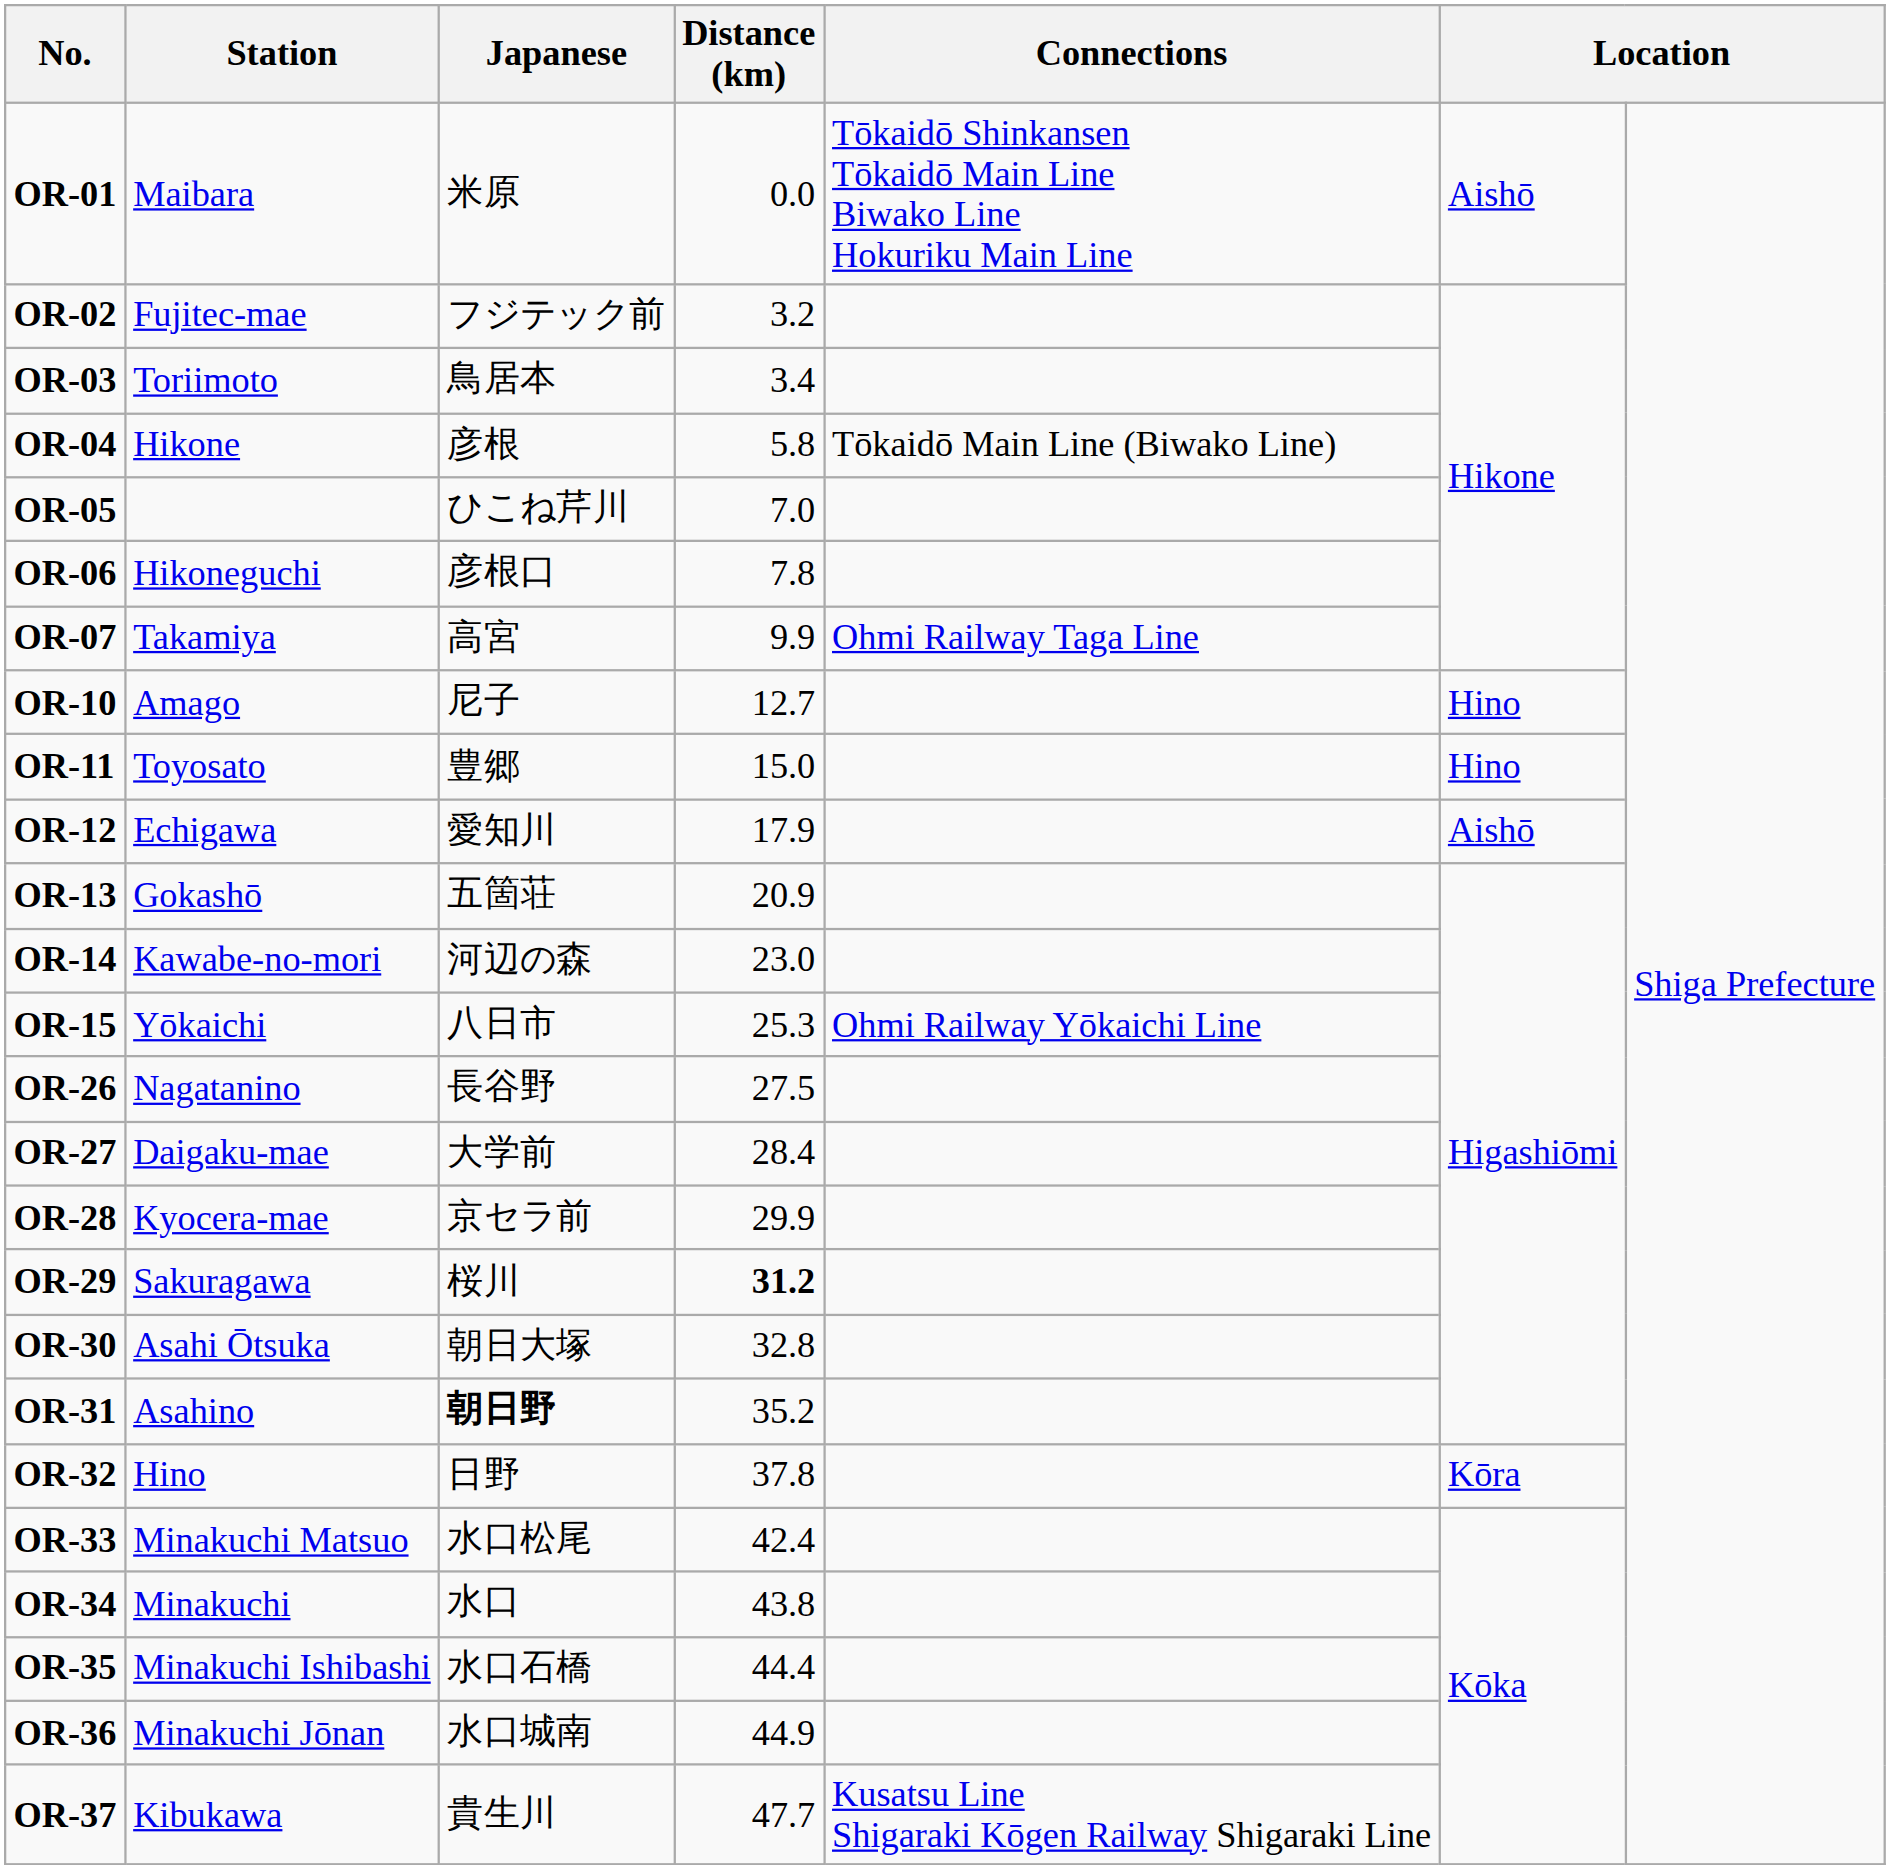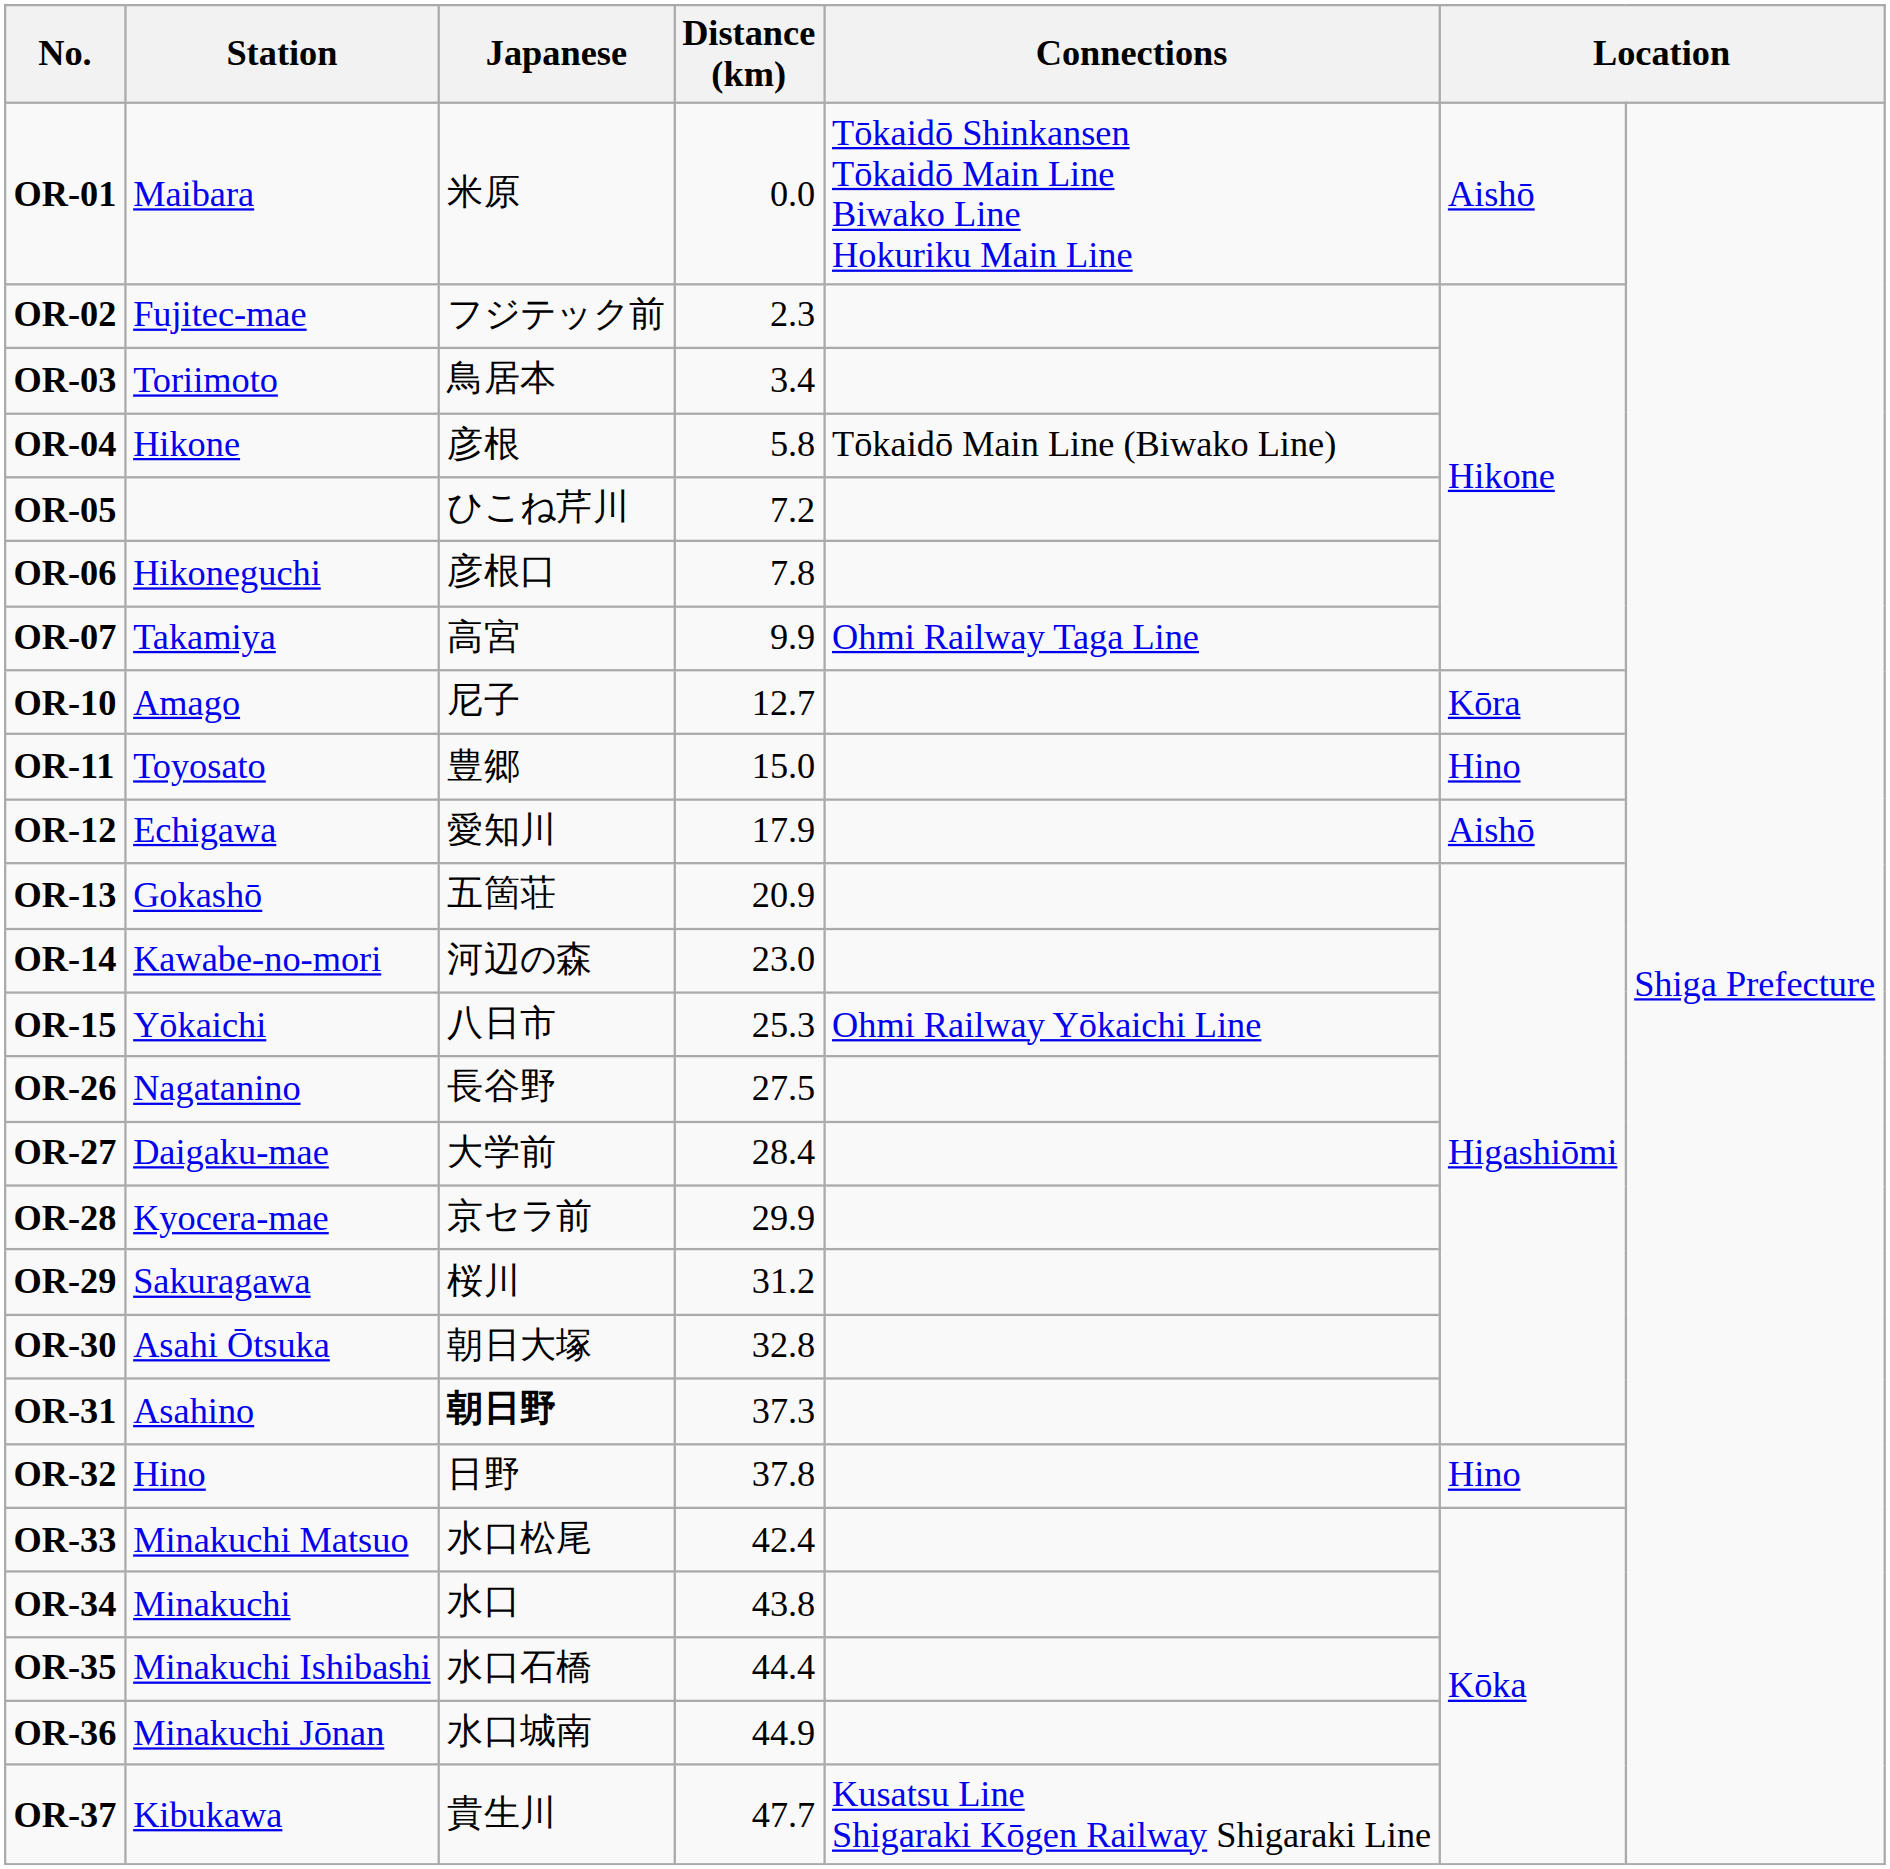(793, 315) 3.2 -> (793, 315) 2.3
(793, 508) 7.0 -> (793, 508) 7.2
(1484, 701) Hino -> (1484, 701) Kōra
(783, 1281) bold -> (783, 1281) normal
(783, 1410) 35.2 -> (783, 1410) 37.3
(1484, 1474) Kōra -> (1484, 1474) Hino
